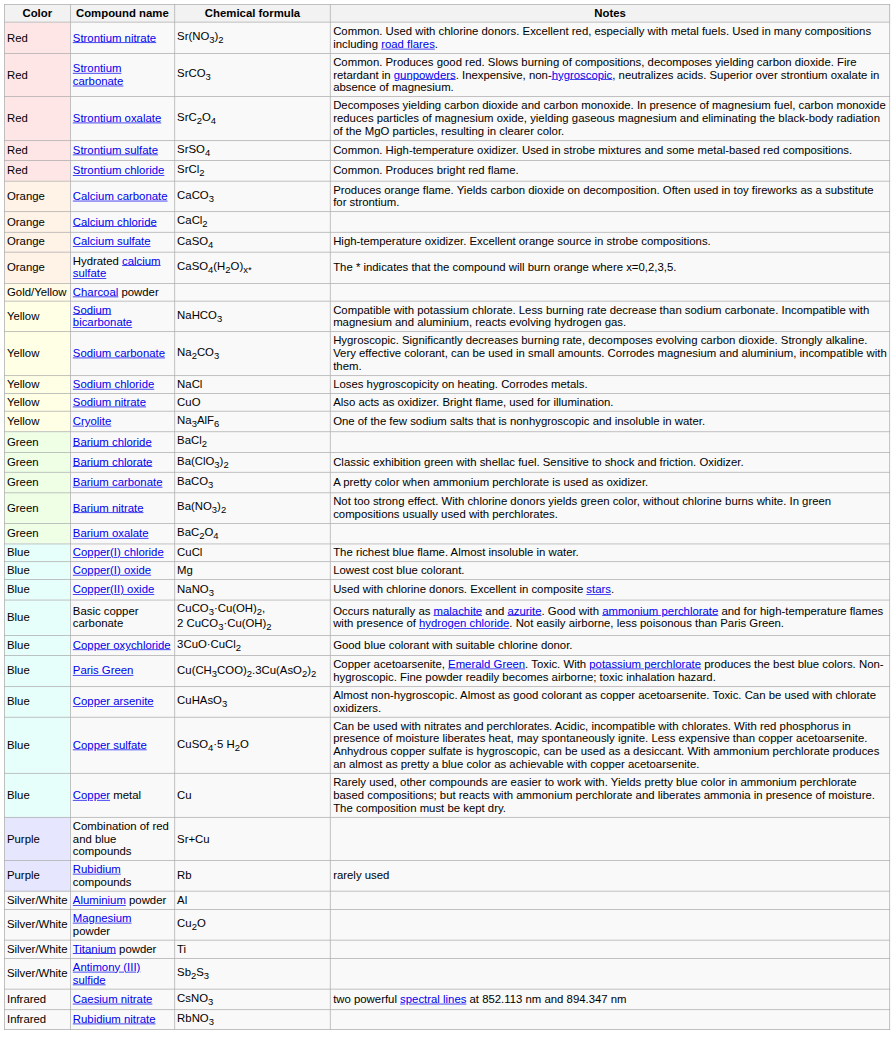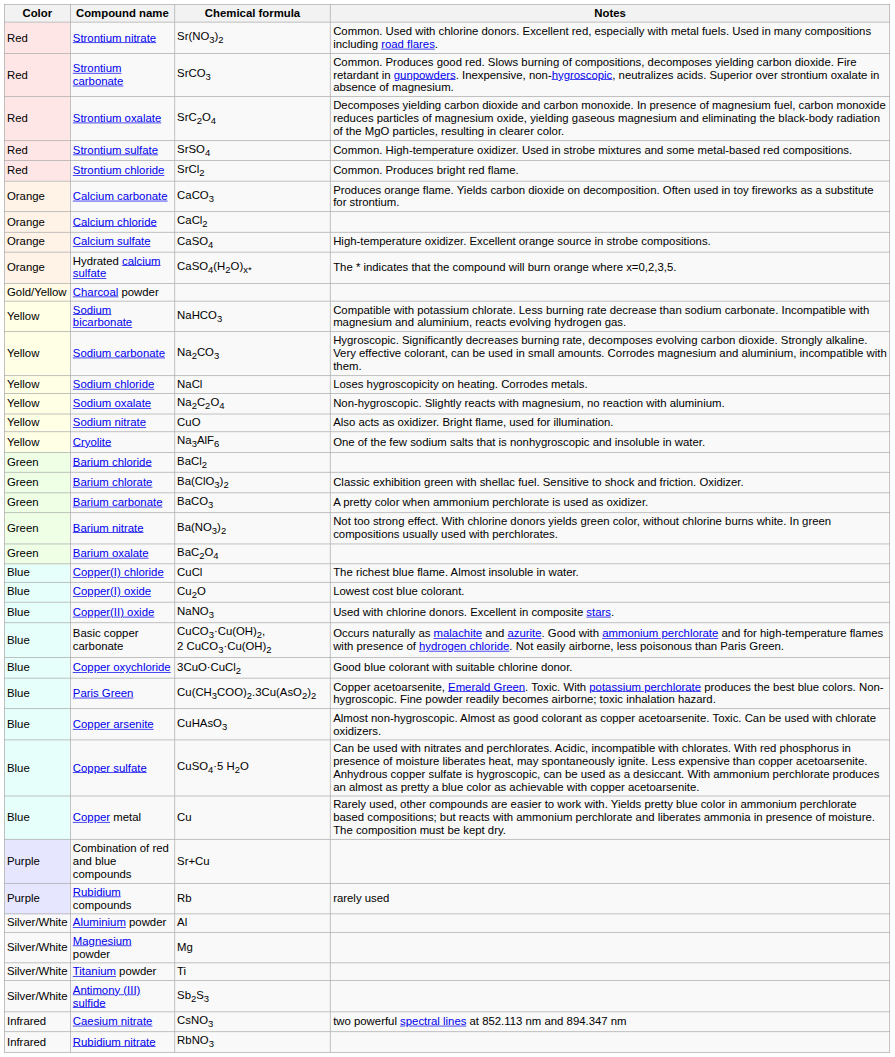+ row: (112, 403)
(185, 570) Mg -> (191, 592) Cu2O
(191, 925) Cu2O -> (185, 947) Mg
